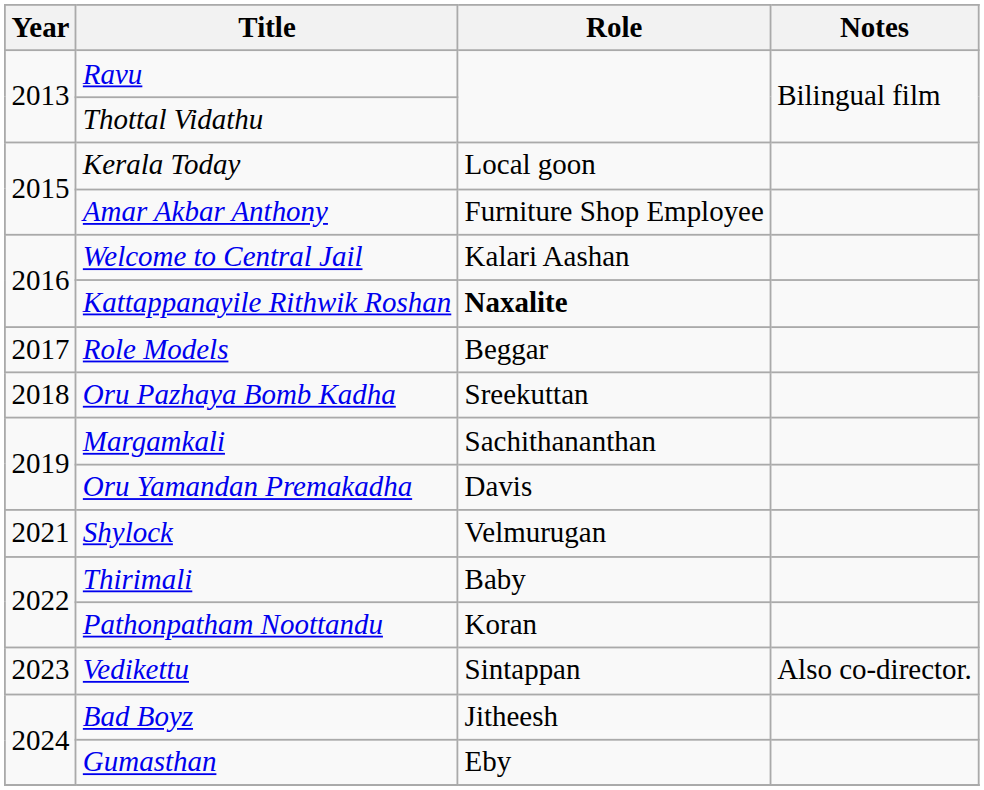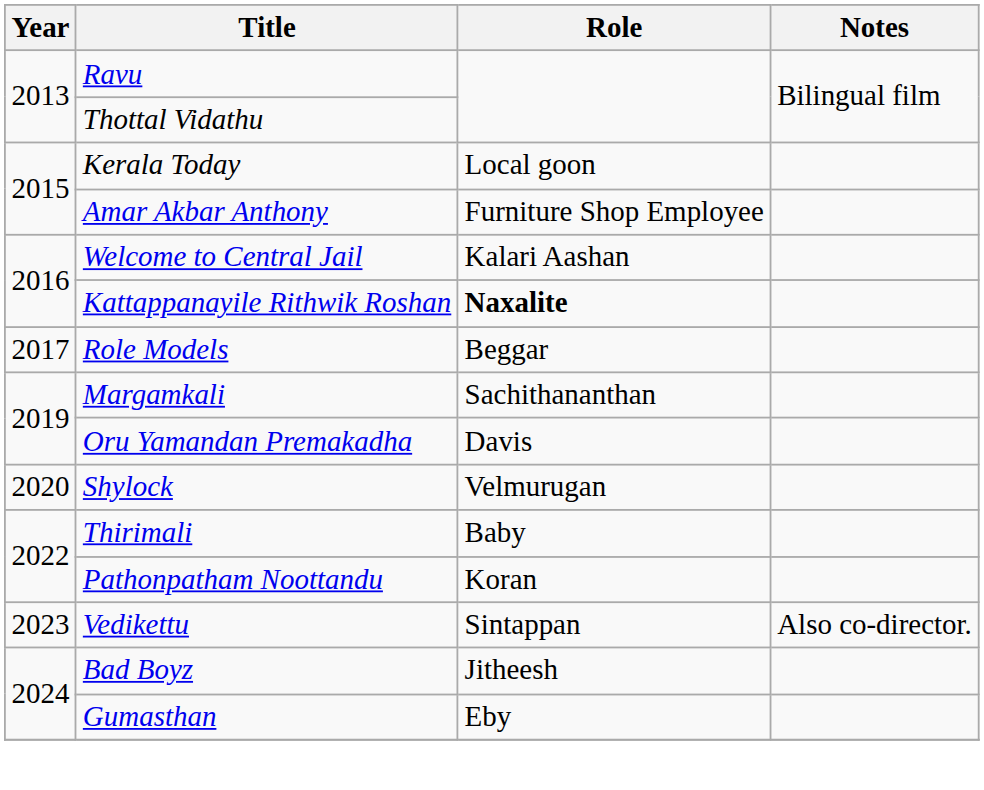- row: (239, 394)
(41, 532) 2021 -> (41, 486) 2020
